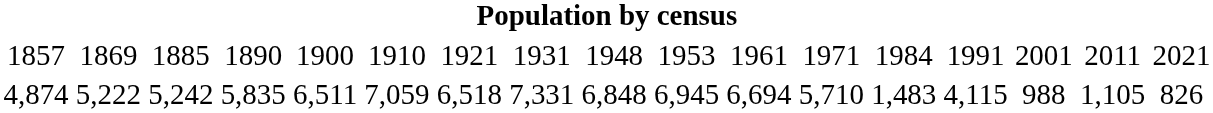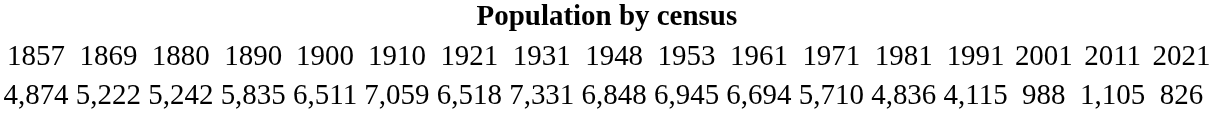(181, 55) 1885 -> (181, 55) 1880
(904, 55) 1984 -> (904, 55) 1981
(904, 94) 1,483 -> (904, 94) 4,836
